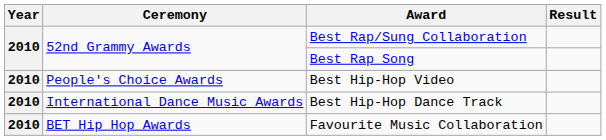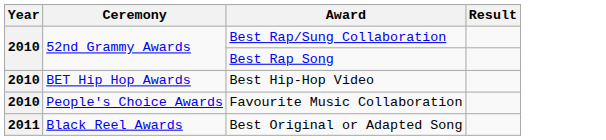(135, 81) People's Choice Awards -> (119, 81) BET Hip Hop Awards
- row: (406, 103)
(119, 125) BET Hip Hop Awards -> (135, 103) People's Choice Awards
+ row: (346, 125)
